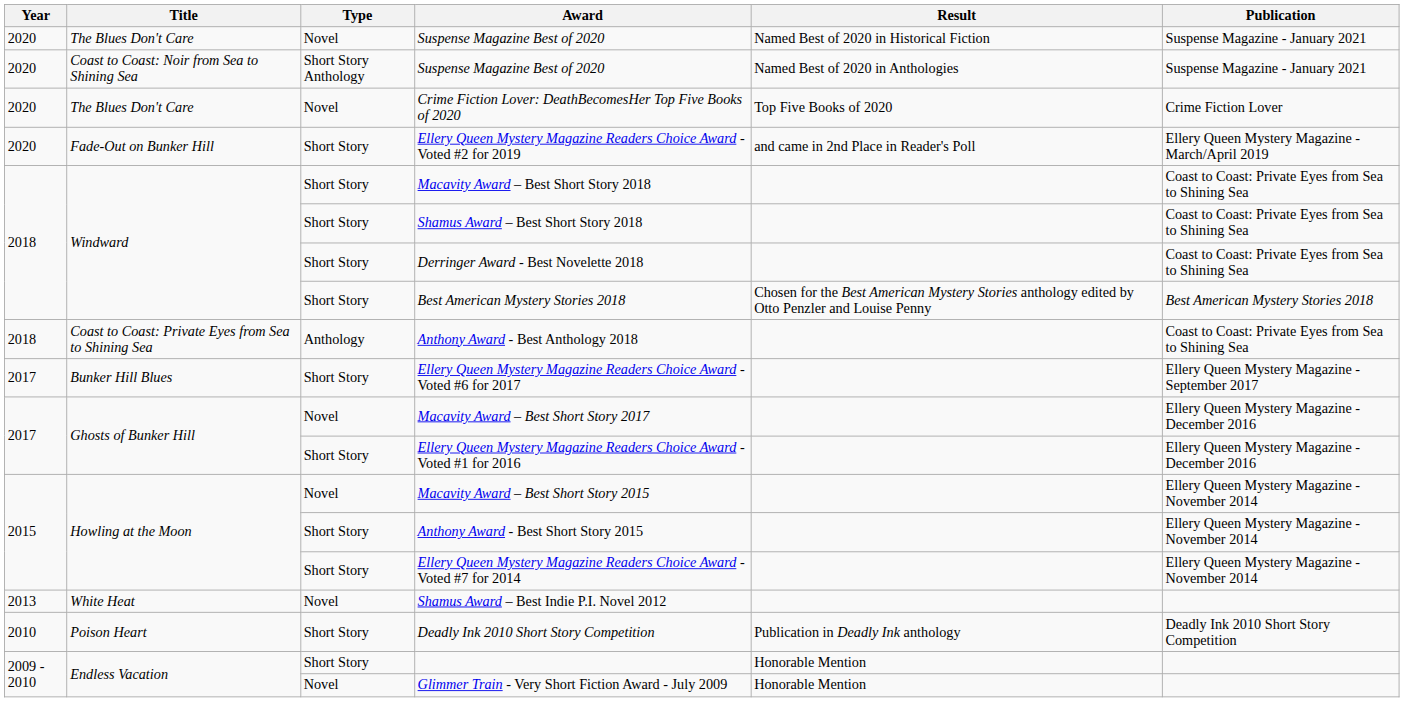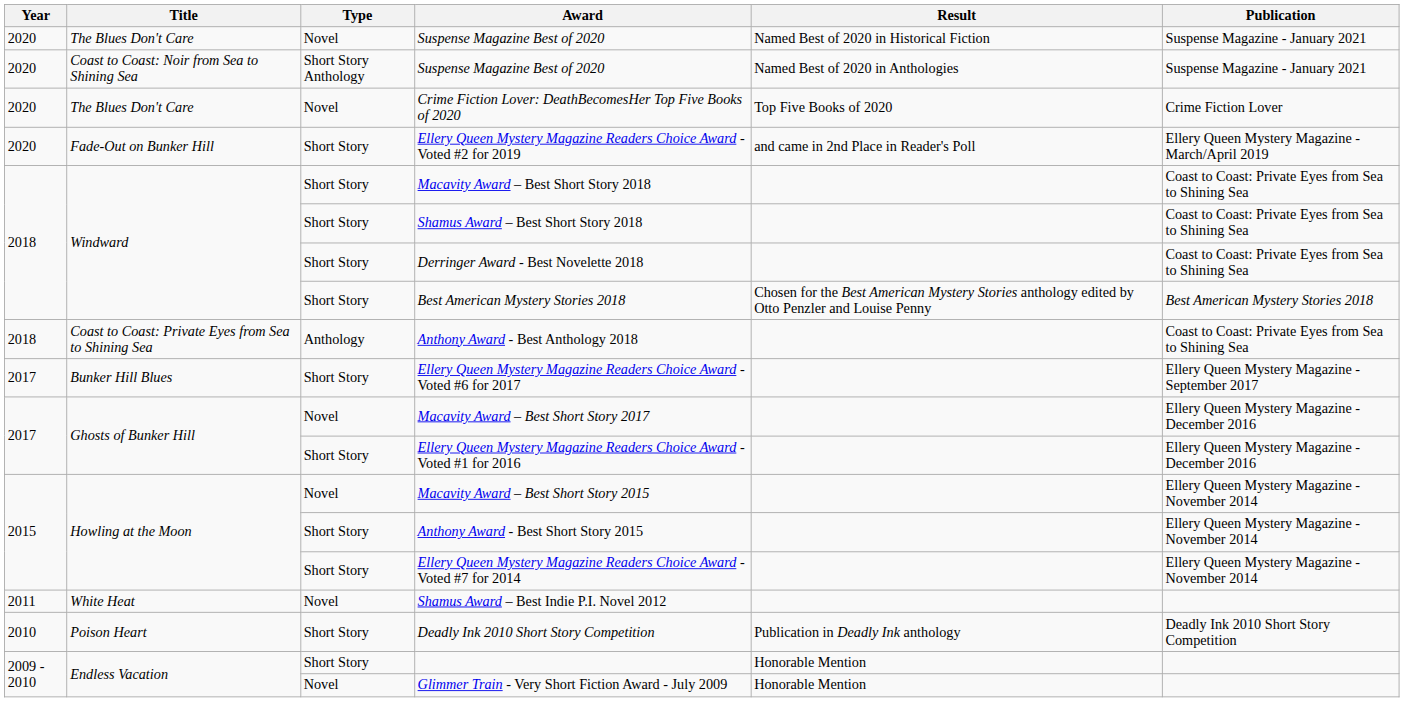(22, 601) 2013 -> (22, 601) 2011
